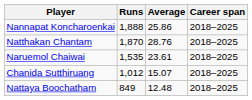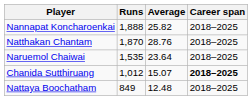(160, 27) 25.86 -> (160, 27) 25.82
(160, 57) 23.61 -> (160, 57) 23.64
(214, 73) normal -> (214, 73) bold
